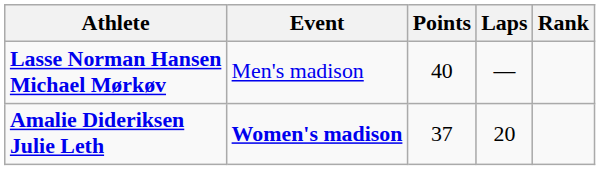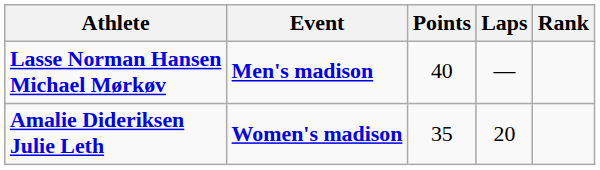(298, 71) normal -> (302, 71) bold
(442, 133) 37 -> (442, 133) 35
